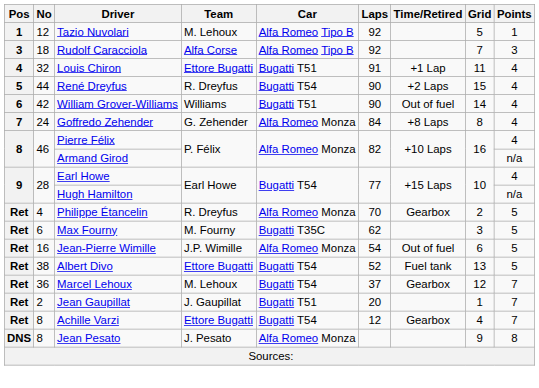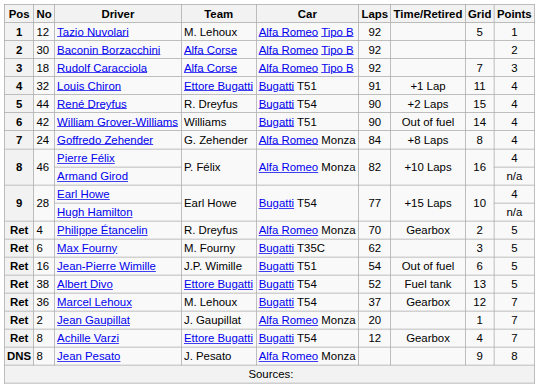+ row: (109, 50)
(307, 248) Alfa Romeo Monza -> (288, 266) Bugatti T51
(288, 302) Bugatti T51 -> (307, 320) Alfa Romeo Monza
